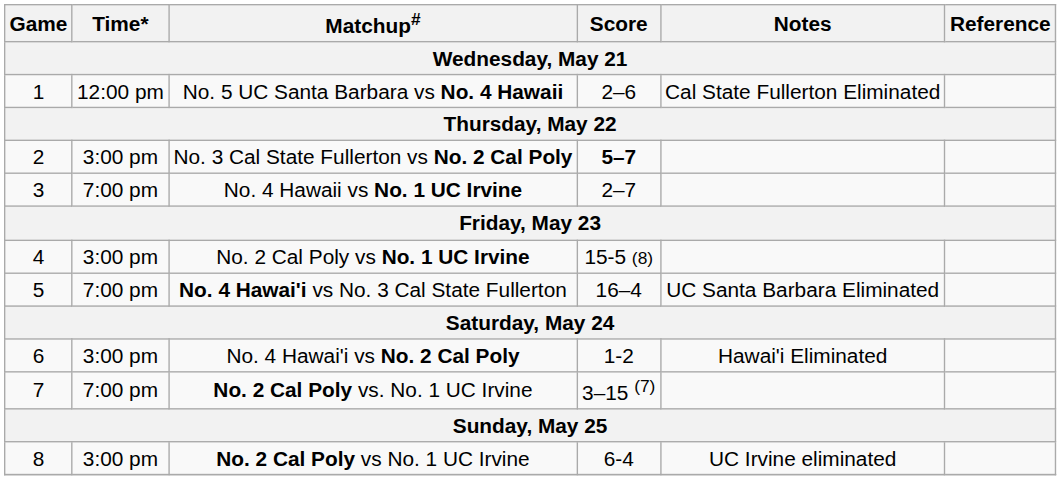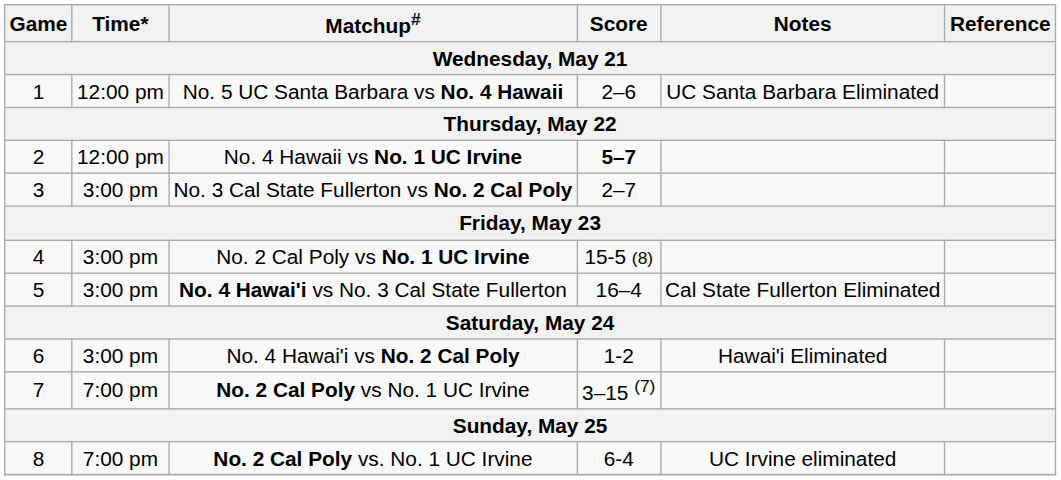(803, 91) Cal State Fullerton Eliminated -> (803, 91) UC Santa Barbara Eliminated
(120, 157) 3:00 pm -> (120, 157) 12:00 pm
(373, 157) No. 3 Cal State Fullerton vs No. 2 Cal Poly -> (373, 157) No. 4 Hawaii vs No. 1 UC Irvine
(120, 190) 7:00 pm -> (120, 190) 3:00 pm
(373, 190) No. 4 Hawaii vs No. 1 UC Irvine -> (373, 190) No. 3 Cal State Fullerton vs No. 2 Cal Poly
(120, 289) 7:00 pm -> (120, 289) 3:00 pm
(803, 289) UC Santa Barbara Eliminated -> (803, 289) Cal State Fullerton Eliminated
(373, 390) No. 2 Cal Poly vs. No. 1 UC Irvine -> (373, 390) No. 2 Cal Poly vs No. 1 UC Irvine
(120, 458) 3:00 pm -> (120, 458) 7:00 pm
(373, 458) No. 2 Cal Poly vs No. 1 UC Irvine -> (373, 458) No. 2 Cal Poly vs. No. 1 UC Irvine
